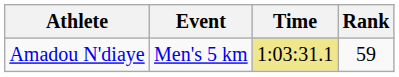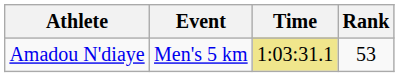(366, 54) 59 -> (366, 54) 53
